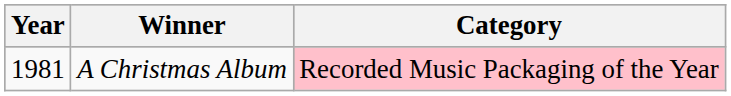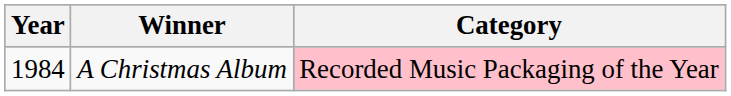(38, 68) 1981 -> (38, 68) 1984
